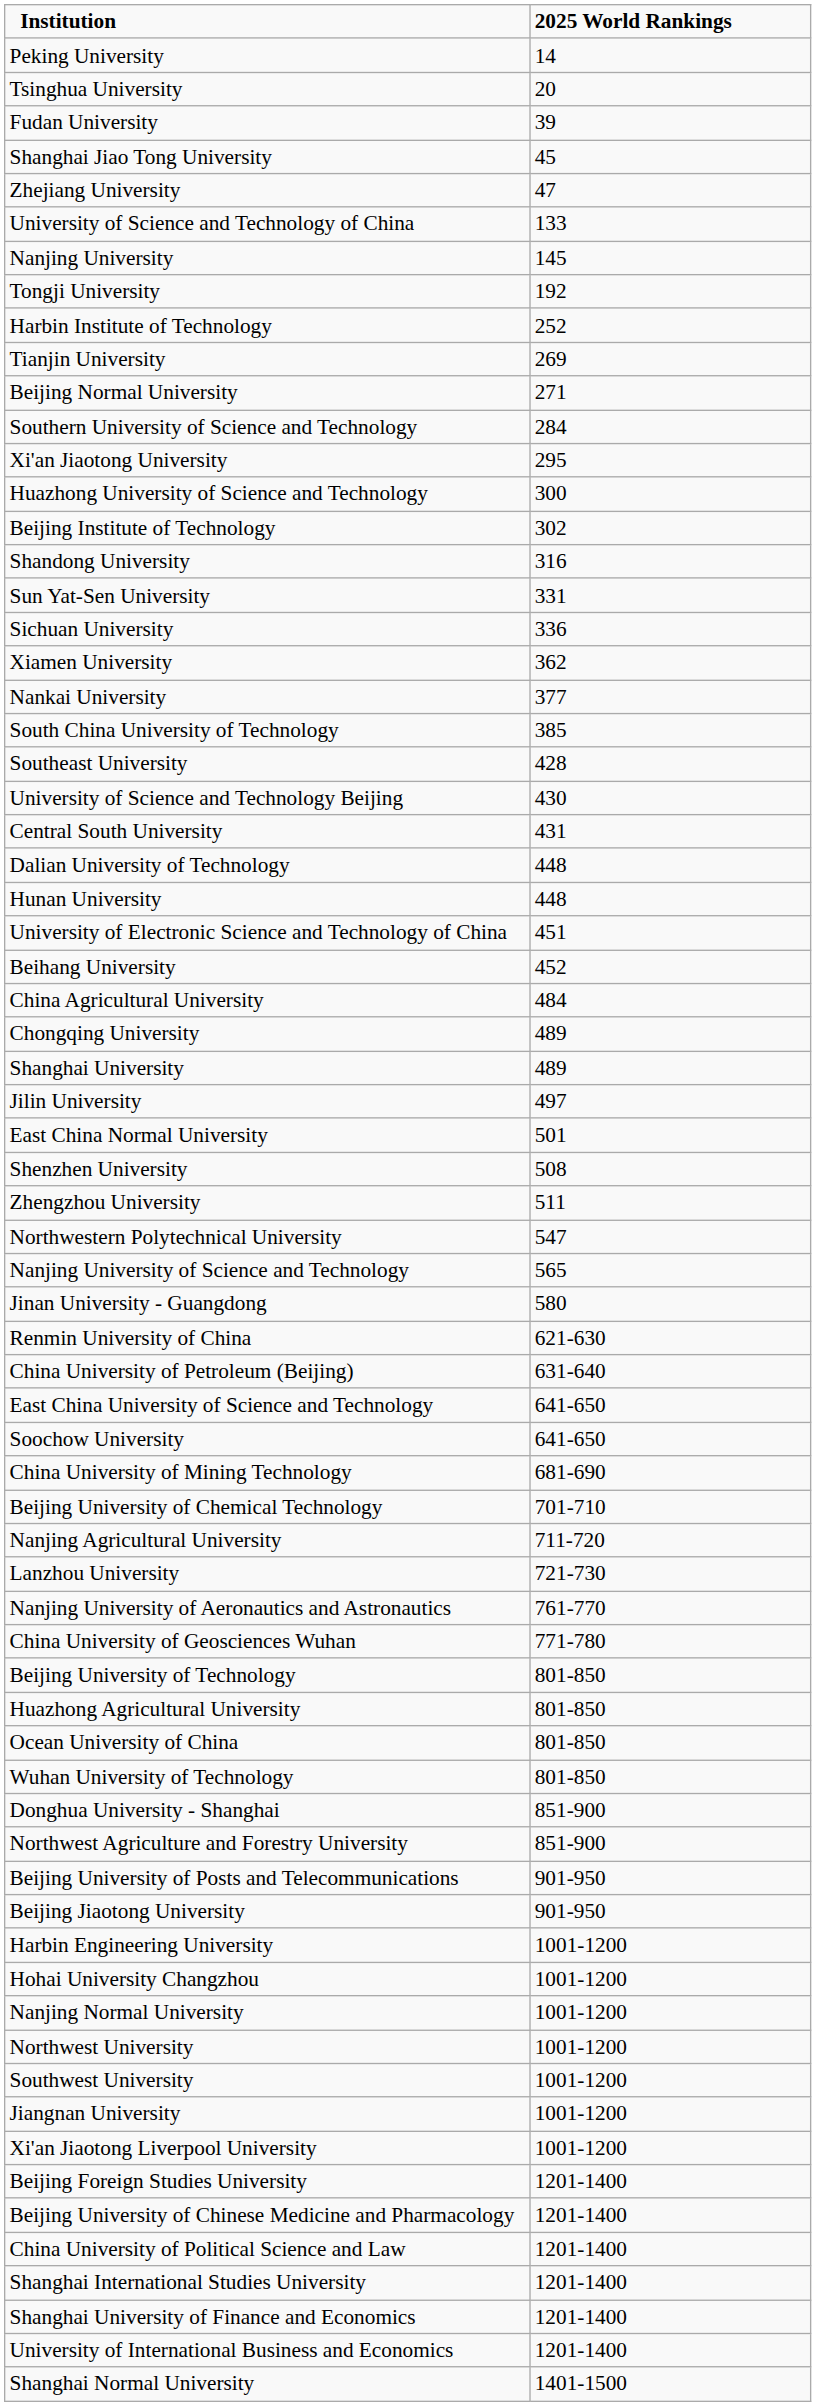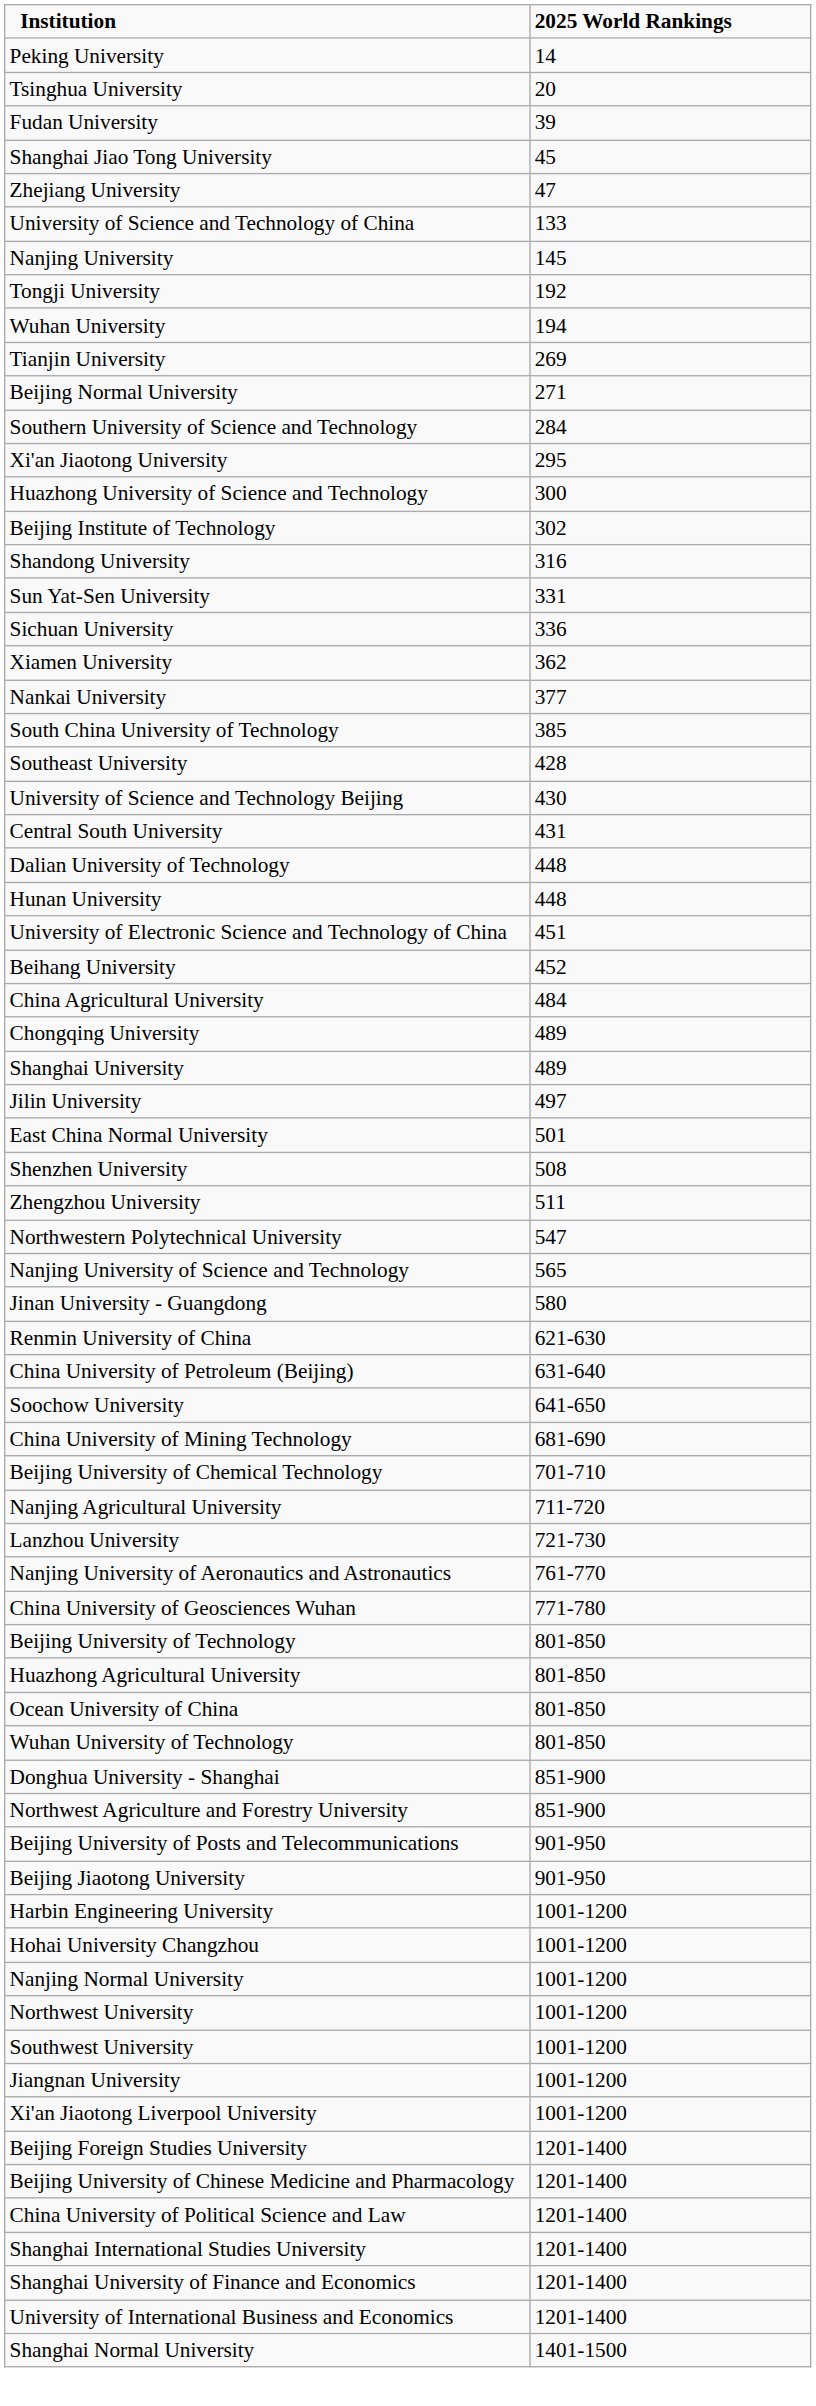+ row: (93, 325)
- row: (146, 325)
- row: (227, 1405)
